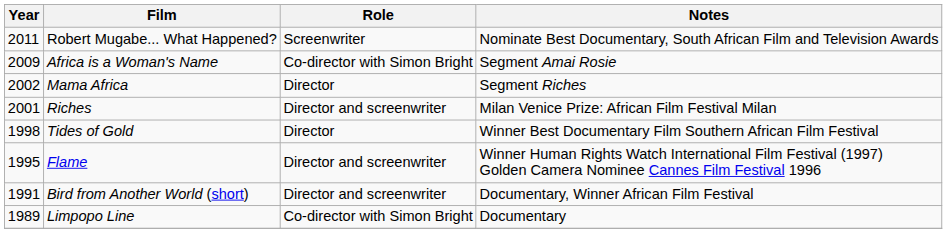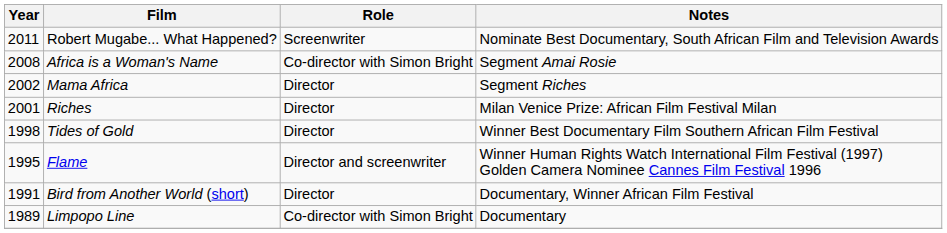(24, 62) 2009 -> (24, 62) 2008
(365, 108) Director and screenwriter -> (309, 108) Director
(365, 194) Director and screenwriter -> (309, 194) Director
